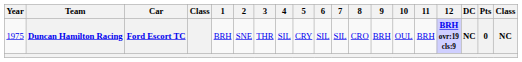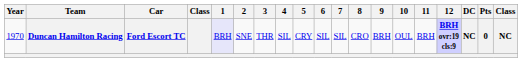(15, 35) 1975 -> (15, 35) 1970
(223, 35) no background -> (223, 35) lavender background
